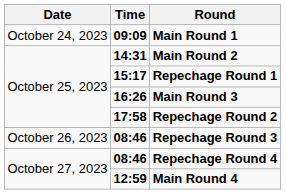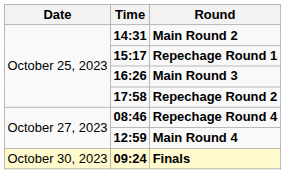- row: (195, 35)
- row: (215, 138)
+ row: (171, 158)
